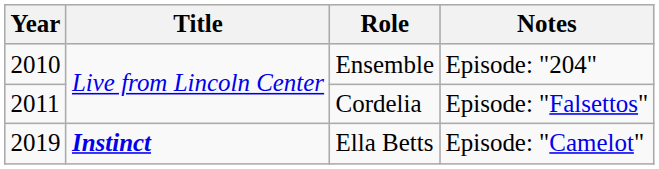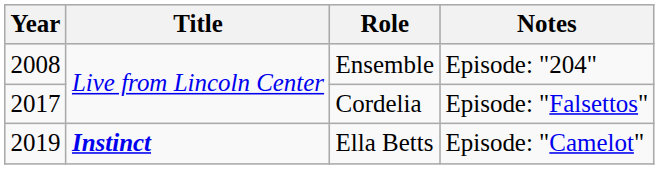(35, 63) 2010 -> (35, 63) 2008
(35, 103) 2011 -> (35, 103) 2017
